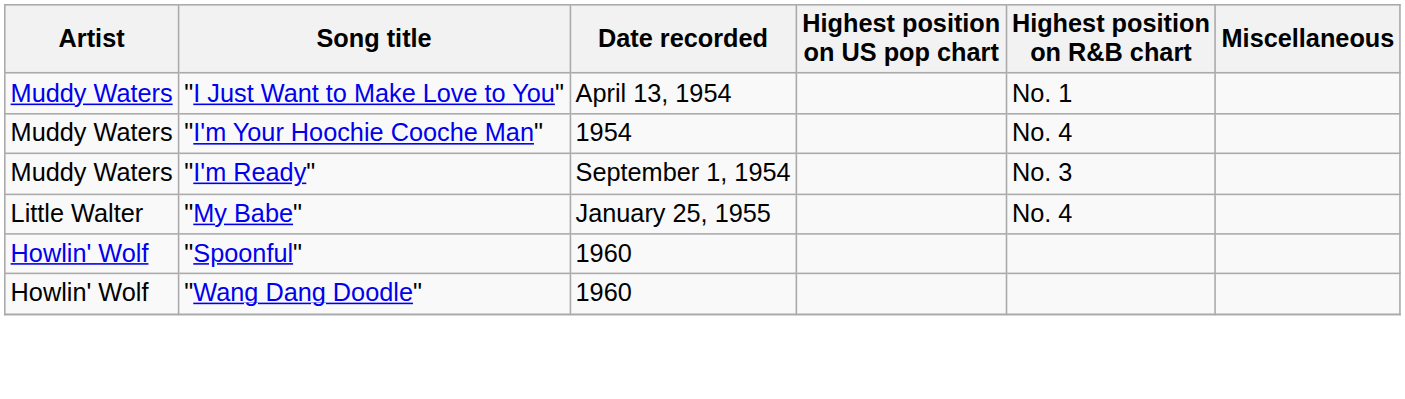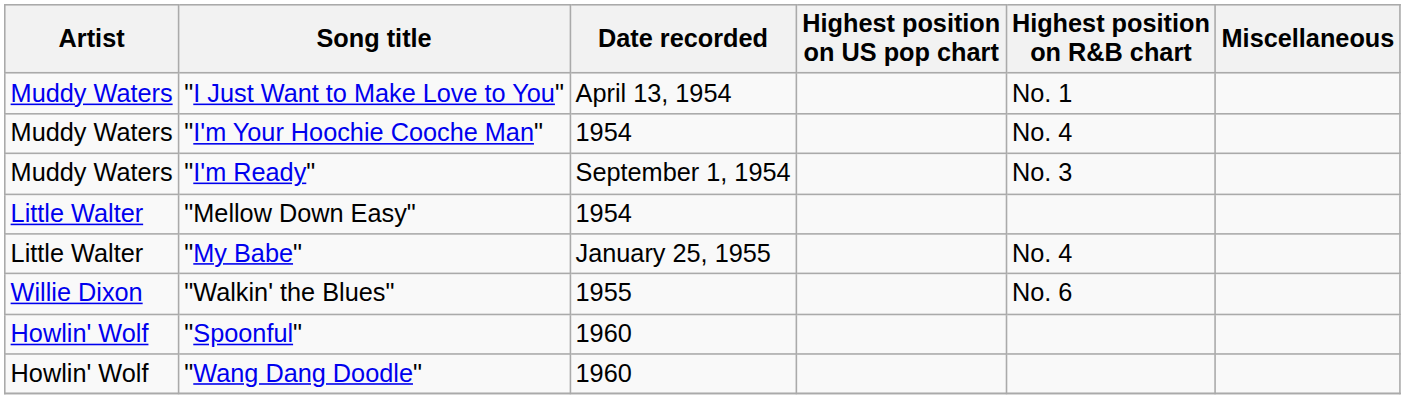+ row: (300, 213)
+ row: (289, 293)
